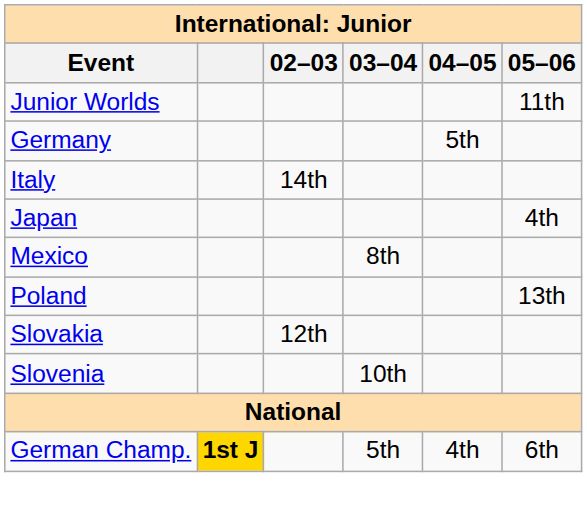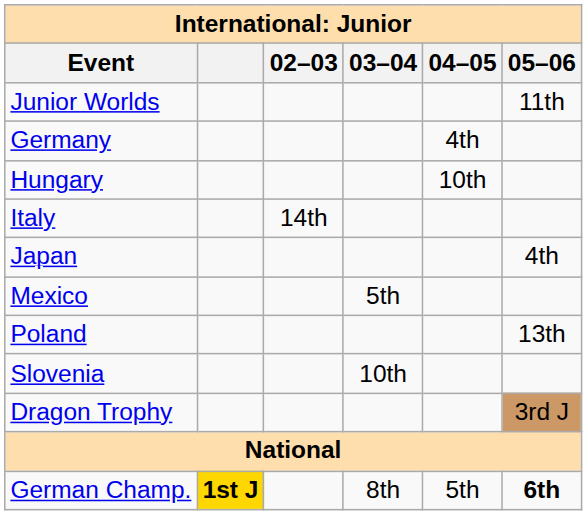(462, 140) 5th -> (462, 140) 4th
+ row: (57, 179)
(383, 256) 8th -> (383, 295) 5th
- row: (57, 334)
+ row: (91, 412)
(383, 450) 5th -> (383, 489) 8th
(462, 450) 4th -> (462, 489) 5th
(542, 450) normal -> (542, 489) bold
